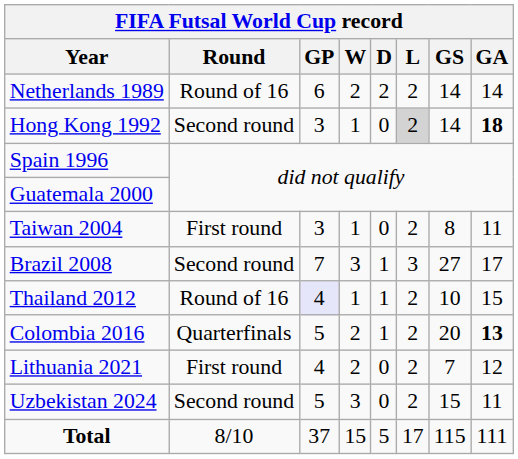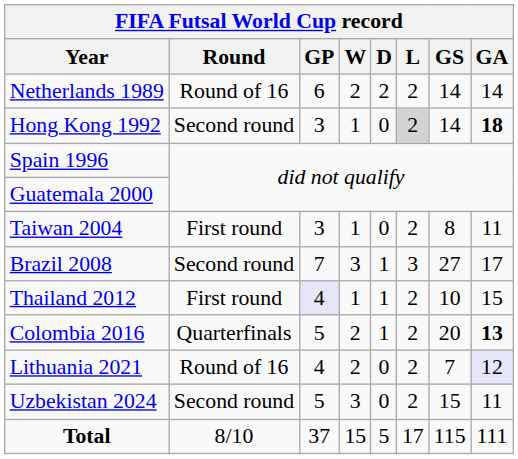(234, 297) Round of 16 -> (234, 297) First round
(234, 366) First round -> (234, 366) Round of 16
(492, 366) no background -> (492, 366) lavender background
